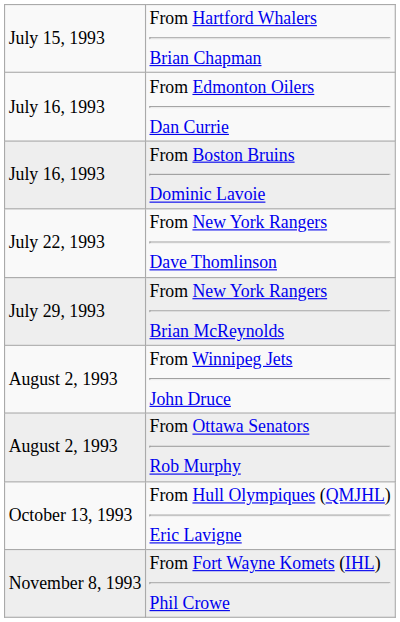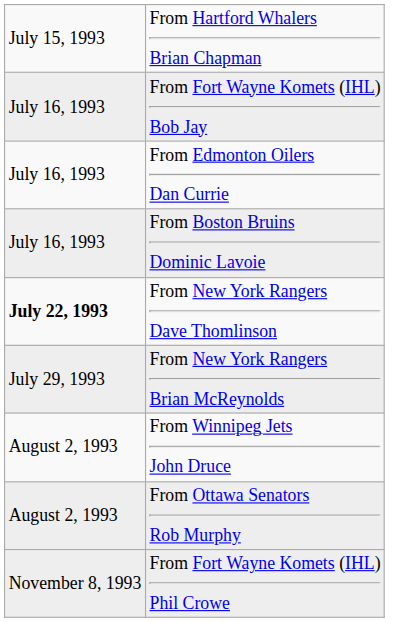+ row: (265, 106)
(57, 242) normal -> (58, 311) bold
- row: (270, 515)
